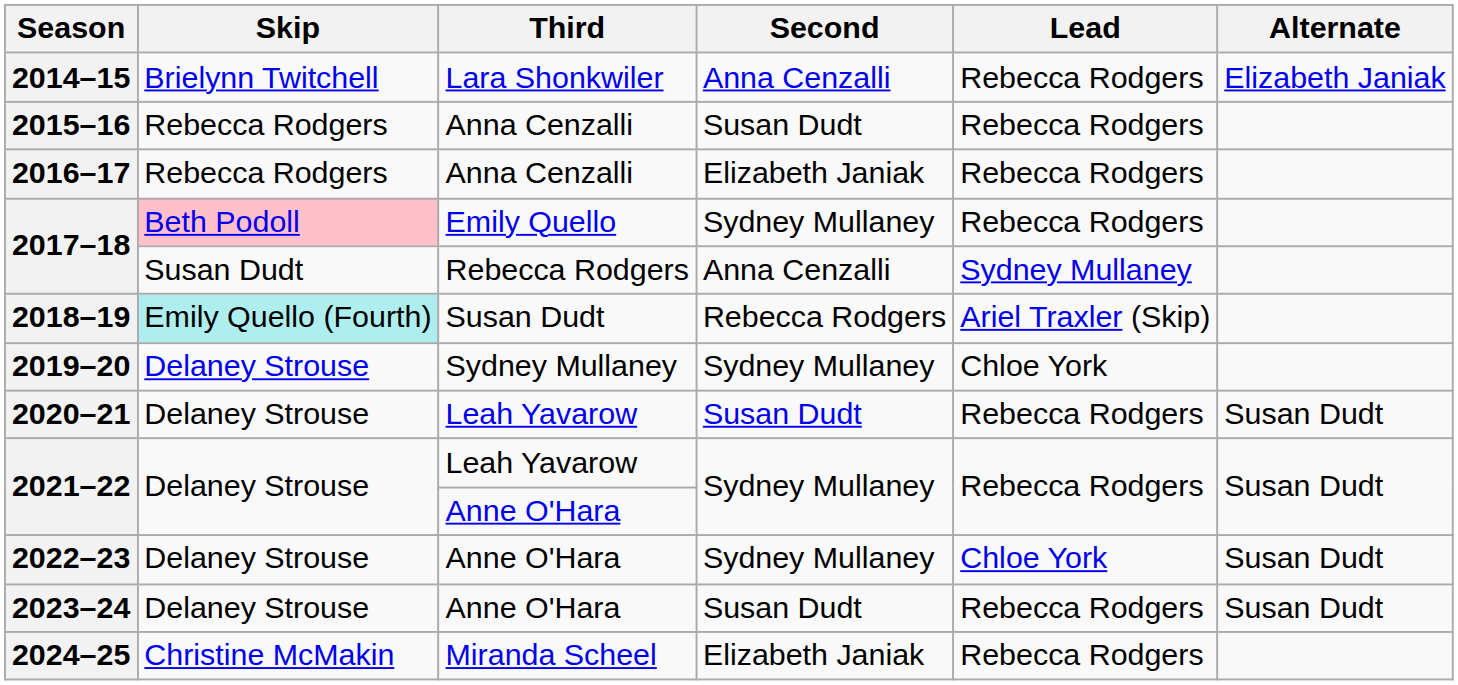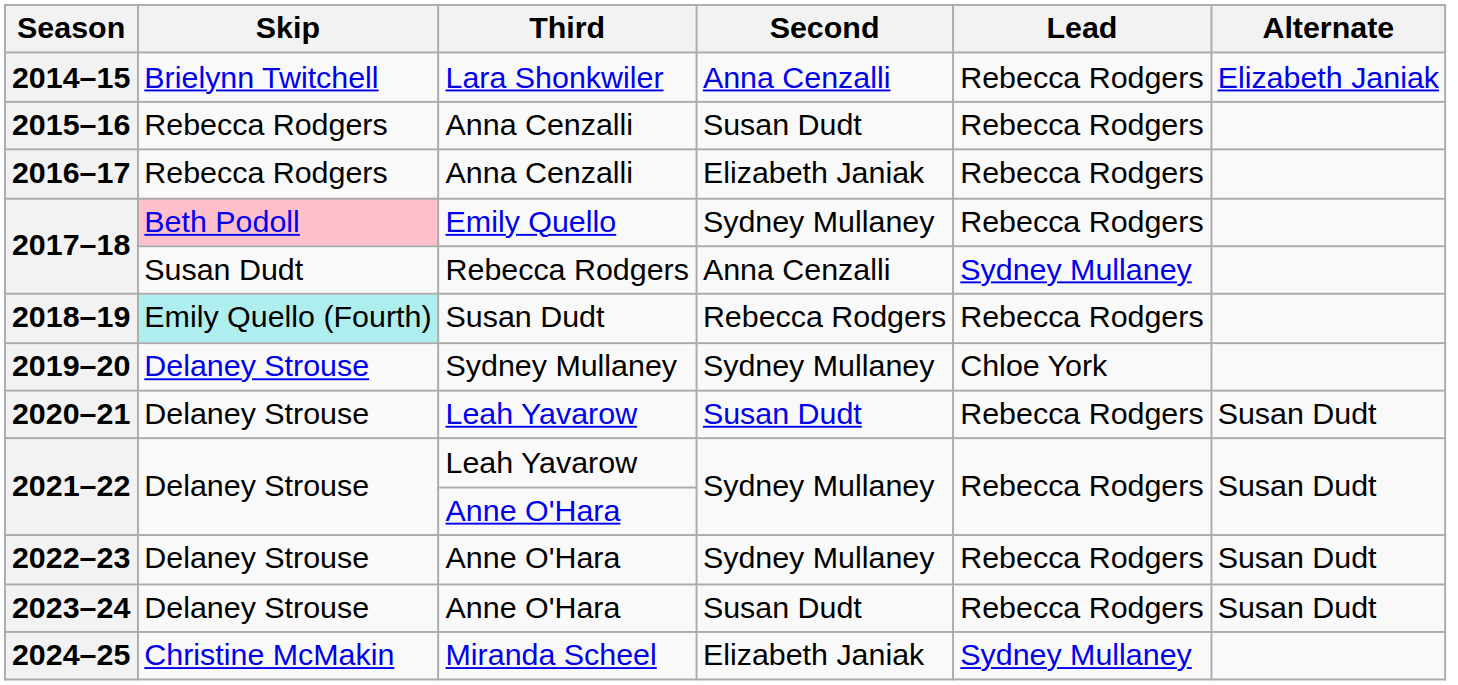(1085, 317) Ariel Traxler (Skip) -> (1082, 317) Rebecca Rodgers
(1034, 558) Chloe York -> (1082, 558) Rebecca Rodgers
(1082, 655) Rebecca Rodgers -> (1076, 655) Sydney Mullaney
